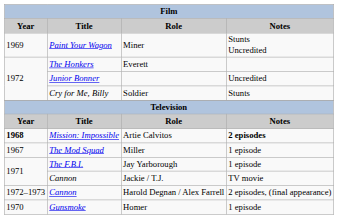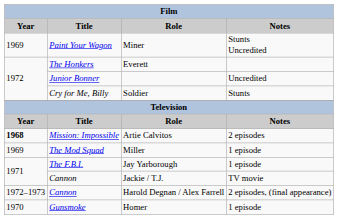(247, 136) bold -> (246, 136) normal
(15, 150) 1967 -> (15, 150) 1969
